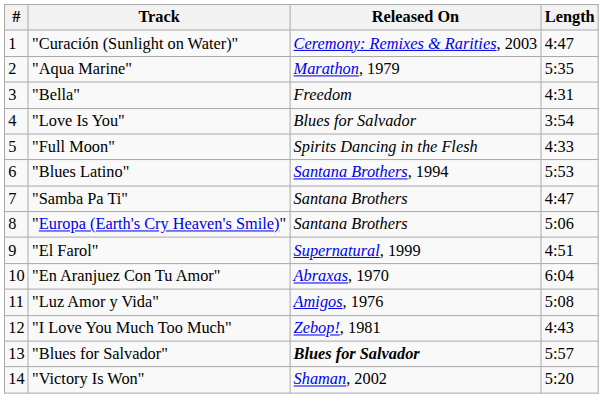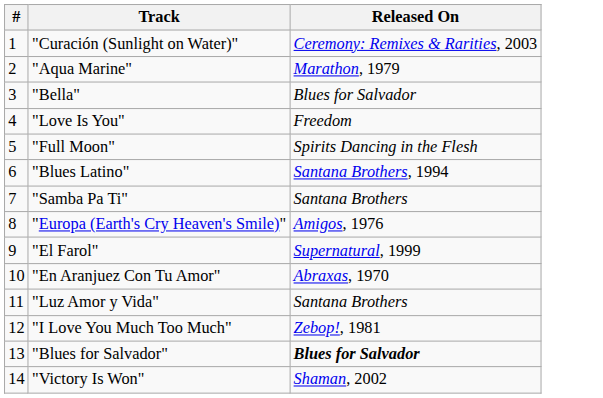- column: (570, 17)
(323, 95) Freedom -> (355, 95) Blues for Salvador
(355, 120) Blues for Salvador -> (323, 120) Freedom
(351, 224) Santana Brothers -> (338, 224) Amigos, 1976
(338, 302) Amigos, 1976 -> (351, 302) Santana Brothers
